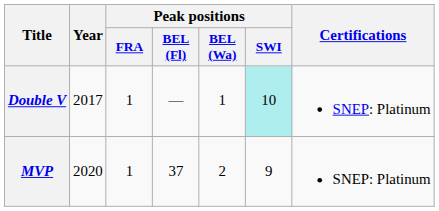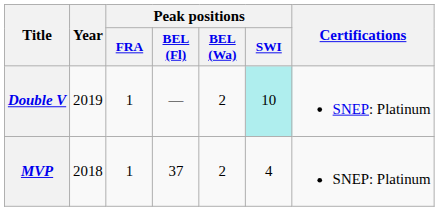(88, 101) 2017 -> (88, 101) 2019
(222, 101) 1 -> (222, 101) 2
(88, 171) 2020 -> (88, 171) 2018
(269, 171) 9 -> (269, 171) 4
